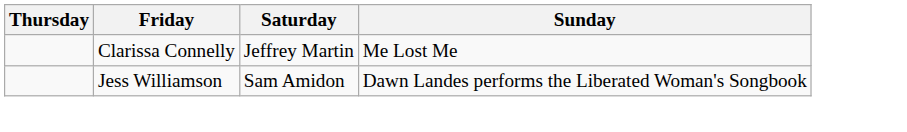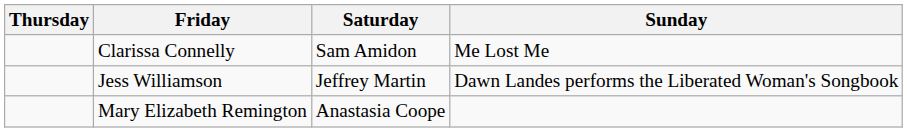(299, 50) Jeffrey Martin -> (366, 50) Sam Amidon
(294, 80) Sam Amidon -> (371, 80) Jeffrey Martin
+ row: (202, 111)
